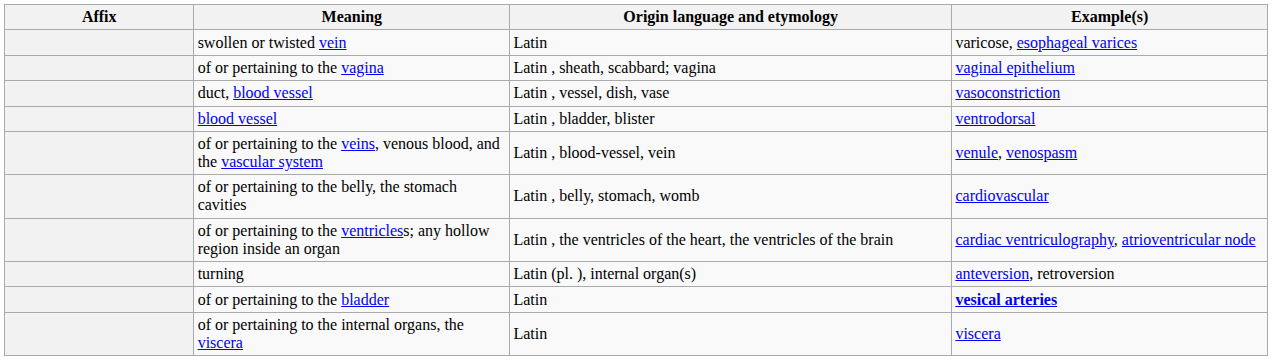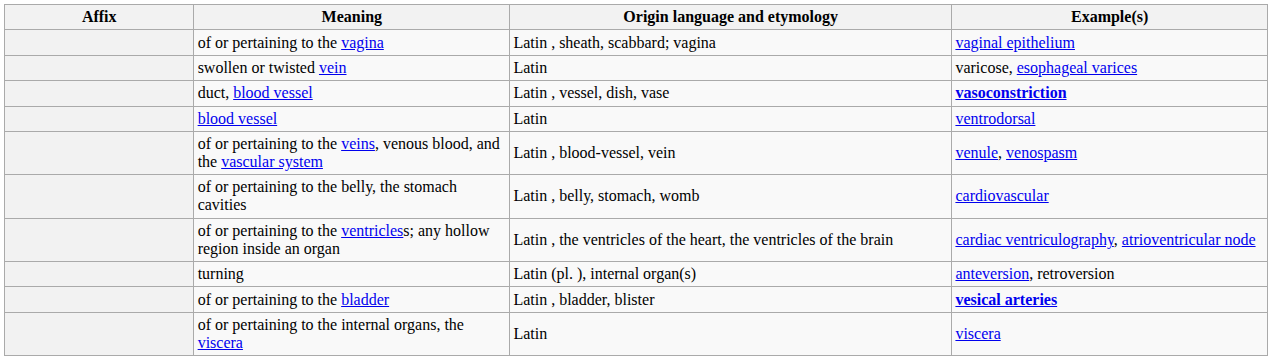rows swapped: (291, 67) <-> (272, 42)
(1008, 93) normal -> (1011, 93) bold
(584, 118) Latin , bladder, blister -> (530, 118) Latin
(530, 299) Latin -> (584, 299) Latin , bladder, blister
